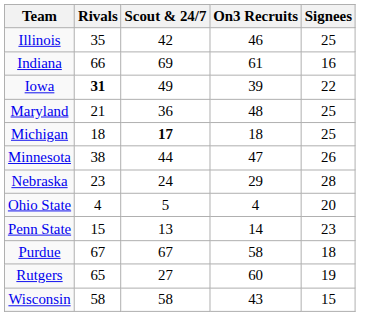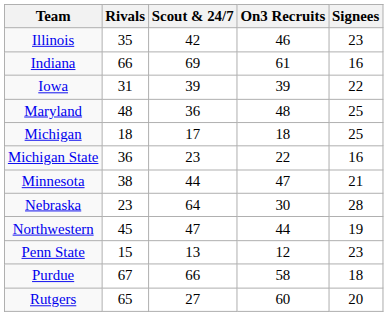(328, 39) 25 -> (356, 39) 23
(98, 87) bold -> (125, 87) normal
(165, 87) 49 -> (193, 87) 39
(98, 110) 21 -> (125, 110) 48
(165, 134) bold -> (193, 134) normal
+ row: (53, 157)
(328, 157) 26 -> (356, 181) 21
(165, 181) 24 -> (193, 205) 64
(256, 181) 29 -> (283, 205) 30
+ row: (53, 228)
- row: (40, 205)
(256, 228) 14 -> (283, 252) 12
(165, 252) 67 -> (193, 275) 66
(328, 275) 19 -> (356, 299) 20
- row: (40, 299)
